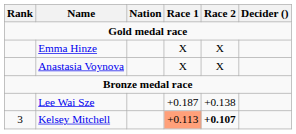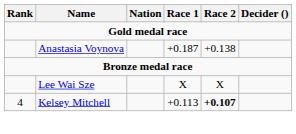- row: (68, 48)
(183, 66) X -> (183, 48) +0.187
(220, 66) X -> (220, 48) +0.138
(183, 102) +0.187 -> (183, 84) X
(220, 102) +0.138 -> (220, 84) X
(20, 119) 3 -> (20, 102) 4
(183, 119) lightsalmon background -> (183, 102) no background
